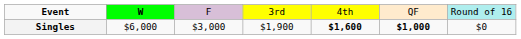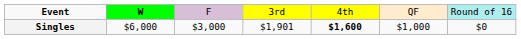(277, 27) $1,900 -> (277, 27) $1,901
(413, 27) bold -> (413, 27) normal
